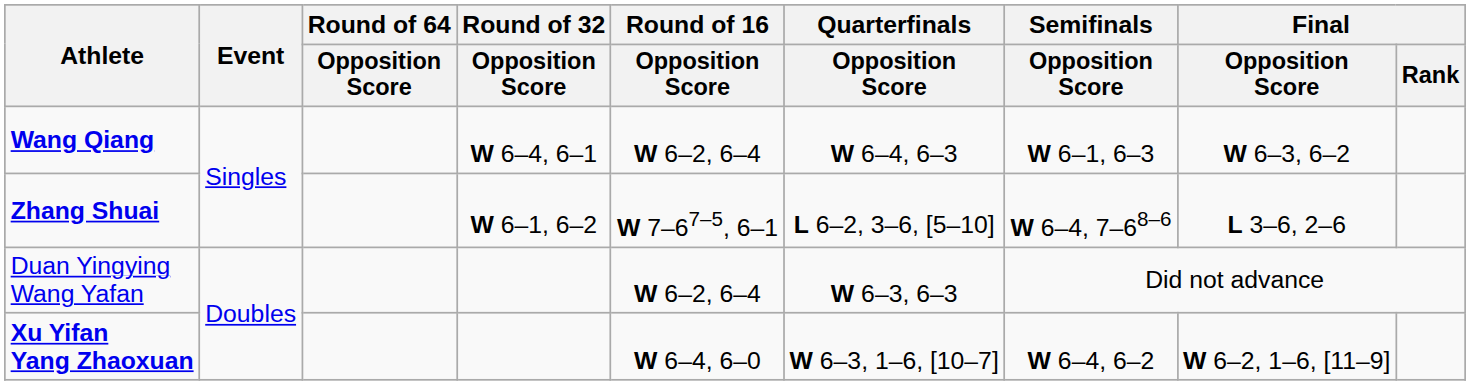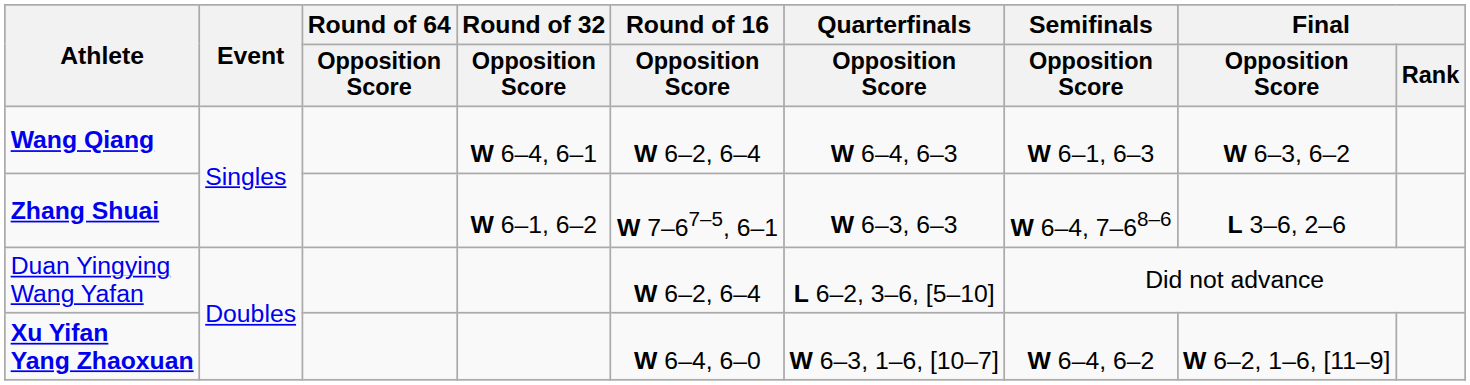(894, 224) L 6–2, 3–6, [5–10] -> (894, 224) W 6–3, 6–3
(894, 294) W 6–3, 6–3 -> (894, 294) L 6–2, 3–6, [5–10]
